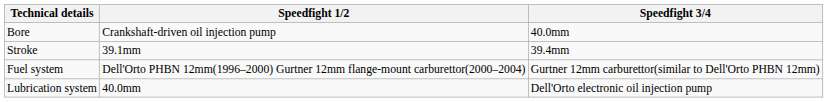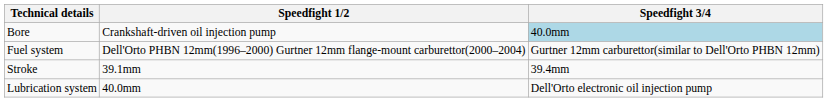(550, 32) no background -> (550, 32) lightblue background
rows swapped: (22, 50) <-> (35, 69)
